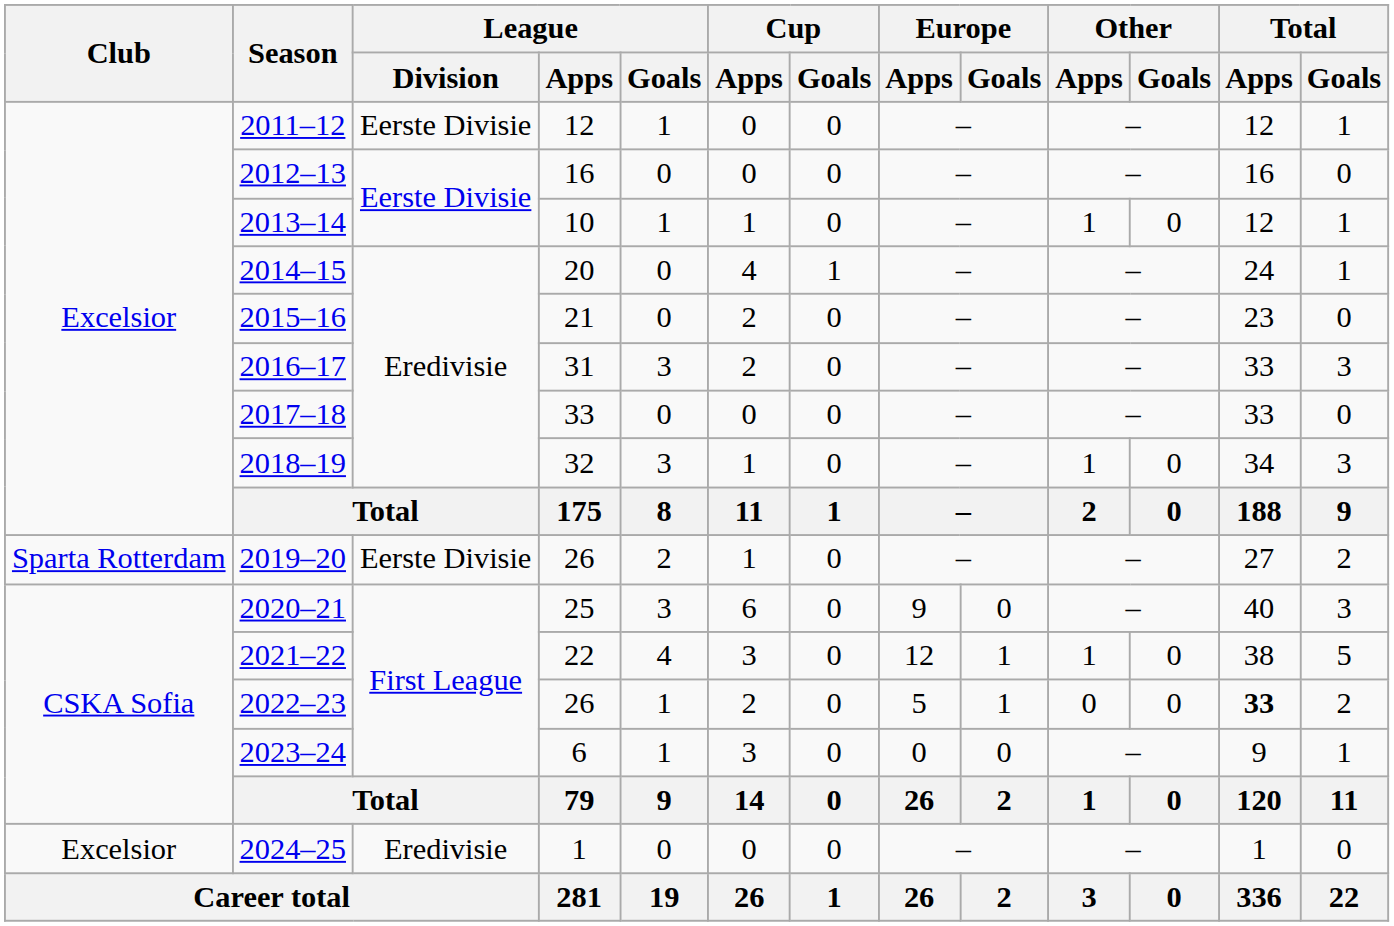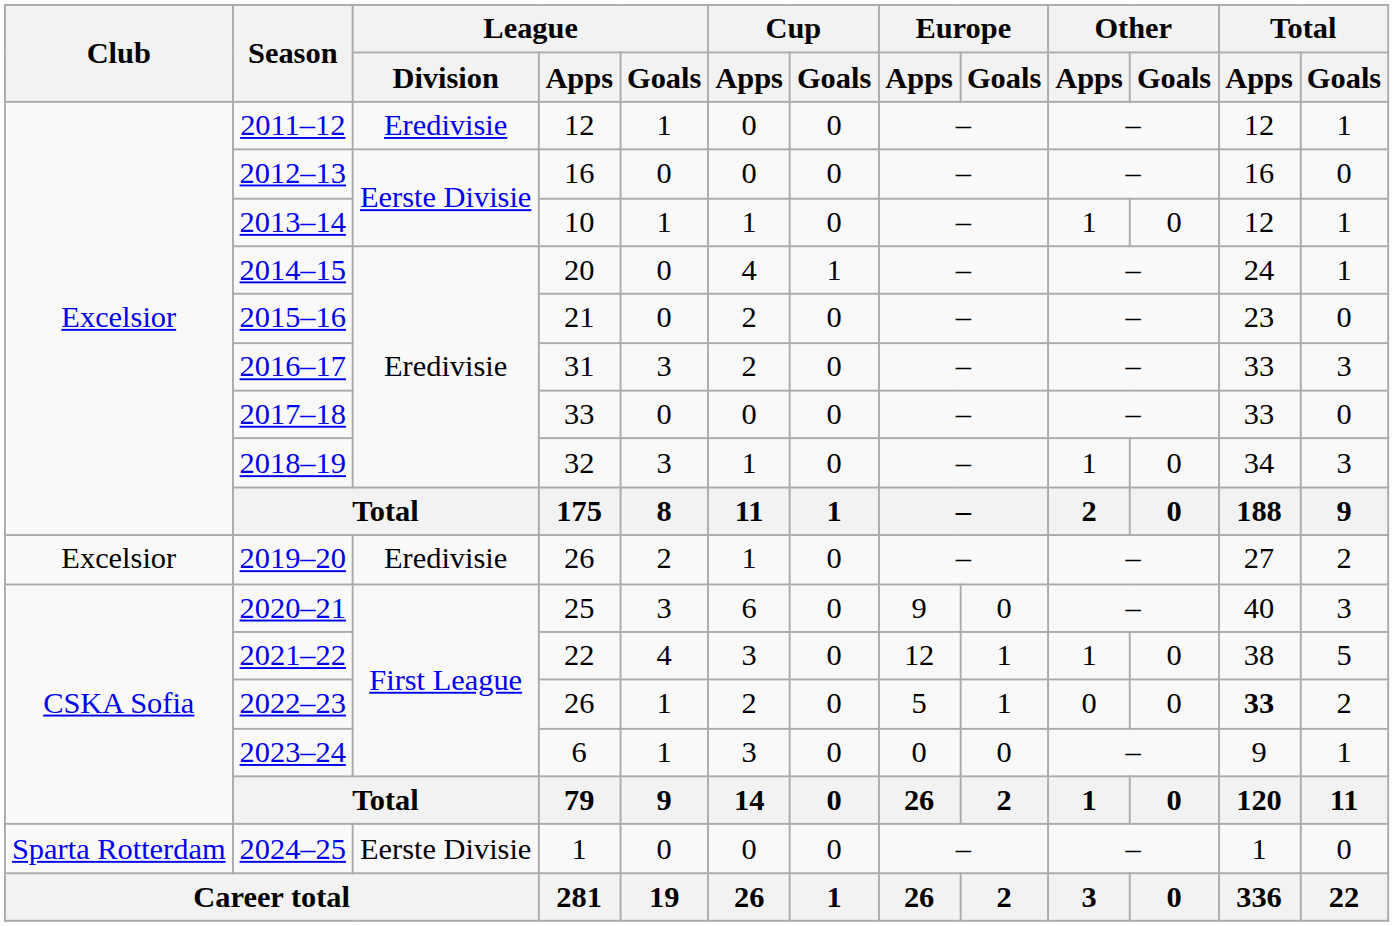(446, 125) Eerste Divisie -> (446, 125) Eredivisie
(119, 558) Sparta Rotterdam -> (119, 558) Excelsior
(446, 558) Eerste Divisie -> (446, 558) Eredivisie
(119, 848) Excelsior -> (119, 848) Sparta Rotterdam
(446, 848) Eredivisie -> (446, 848) Eerste Divisie
